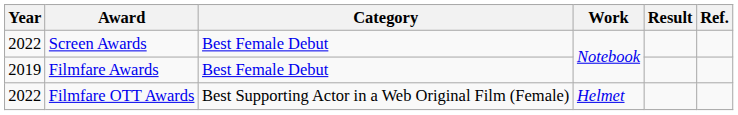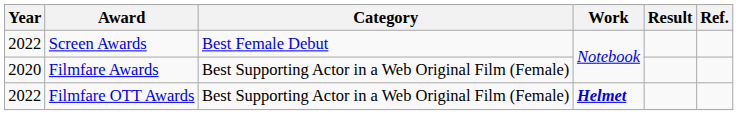(25, 69) 2019 -> (25, 69) 2020
(265, 69) Best Female Debut -> (386, 69) Best Supporting Actor in a Web Original Film (Female)
(601, 95) normal -> (602, 95) bold
